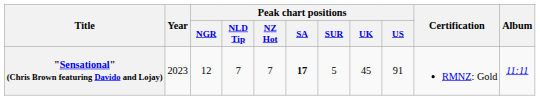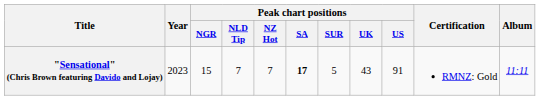(206, 70) 12 -> (206, 70) 15
(366, 70) 45 -> (366, 70) 43
